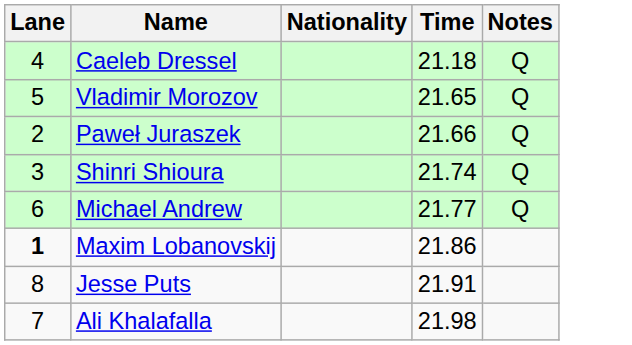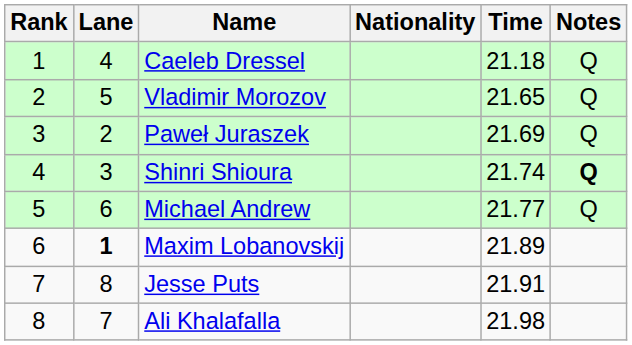+ column: (39, 23)
(447, 135) 21.66 -> (516, 135) 21.69
(520, 172) normal -> (589, 172) bold
(447, 246) 21.86 -> (516, 246) 21.89
